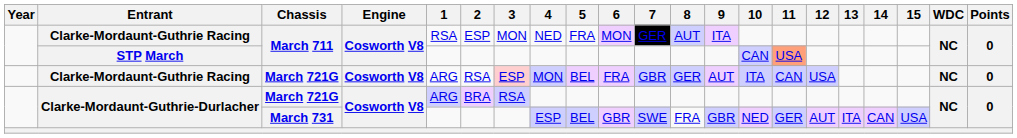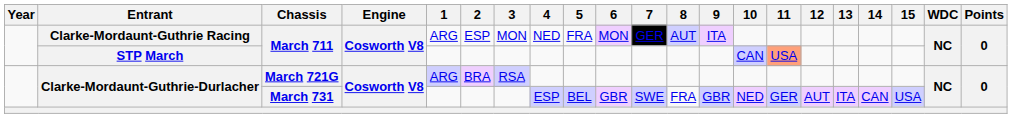(444, 36) RSA -> (444, 36) ARG
- row: (150, 77)
